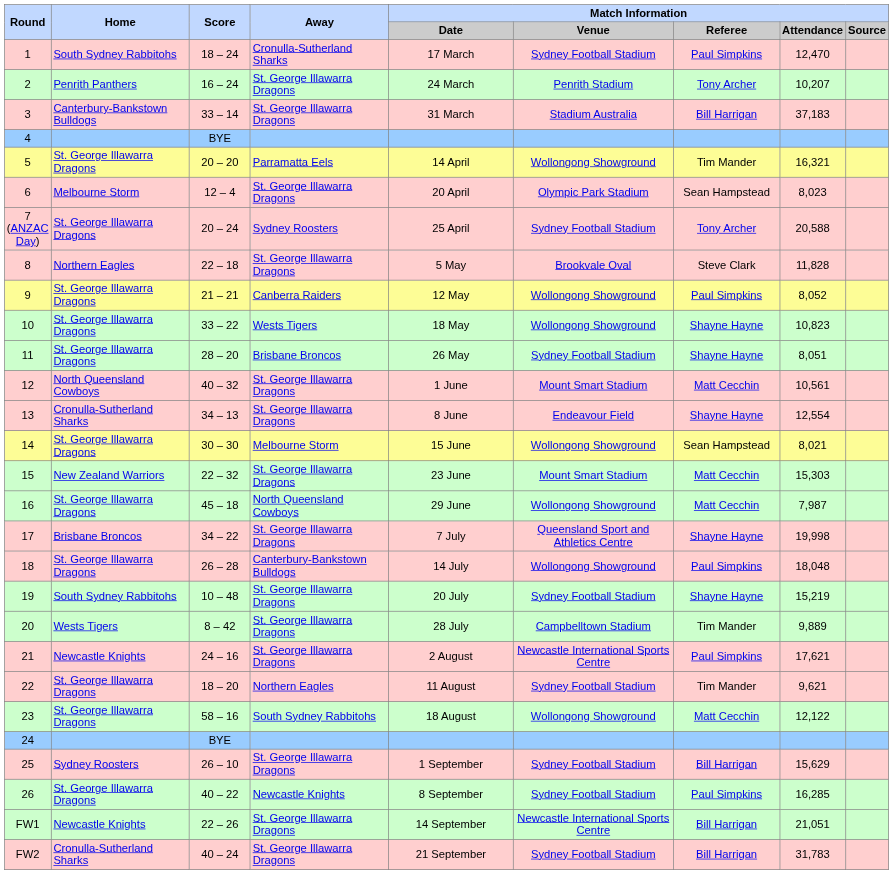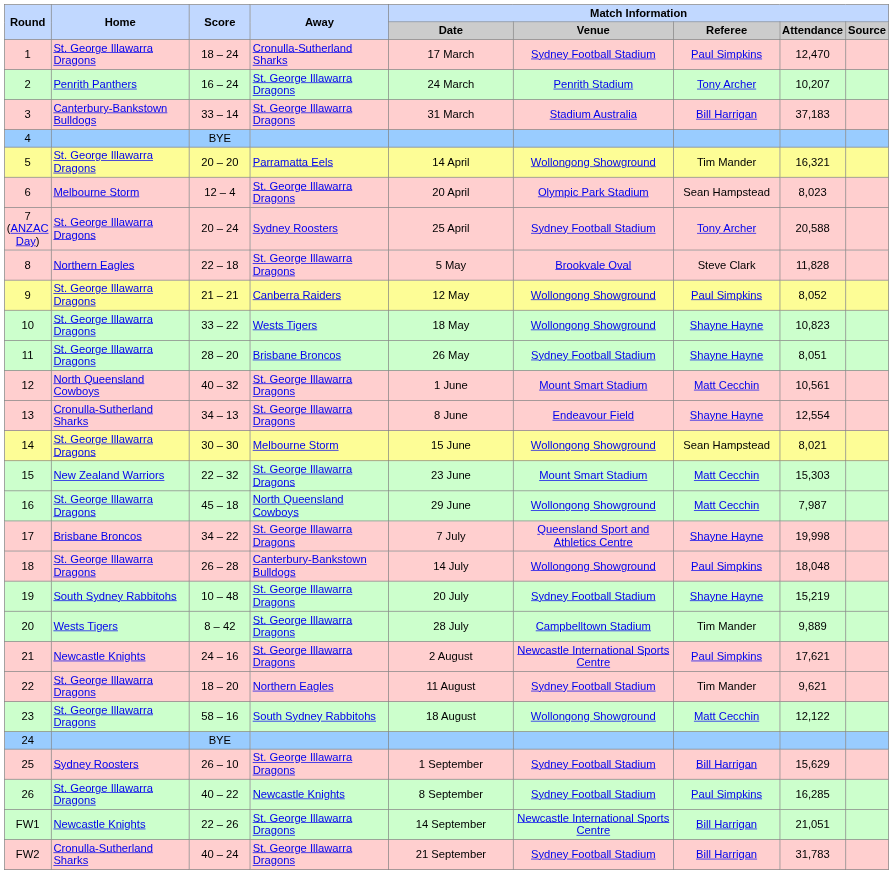(115, 54) South Sydney Rabbitohs -> (103, 54) St. George Illawarra Dragons
